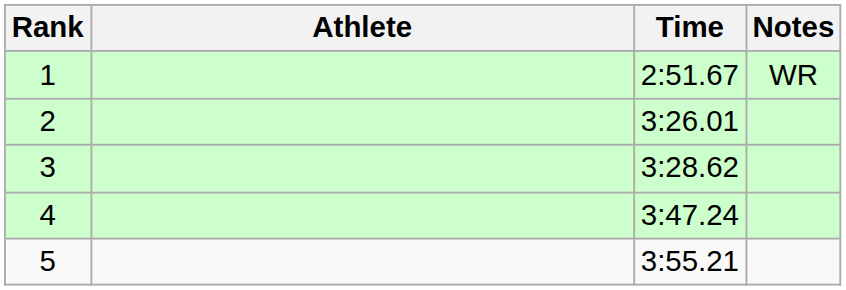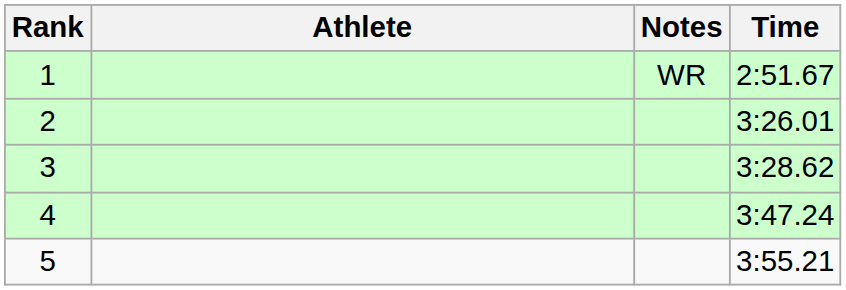columns swapped: (690, 27) <-> (793, 27)
